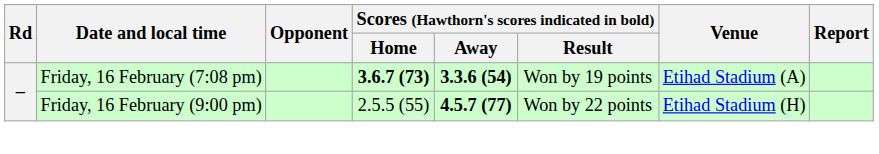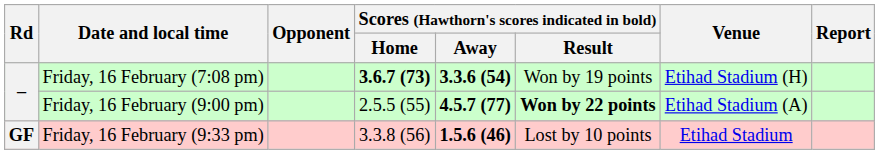(734, 76) Etihad Stadium (A) -> (736, 76) Etihad Stadium (H)
(588, 105) normal -> (588, 105) bold
(734, 105) Etihad Stadium (H) -> (736, 105) Etihad Stadium (A)
+ row: (153, 134)
